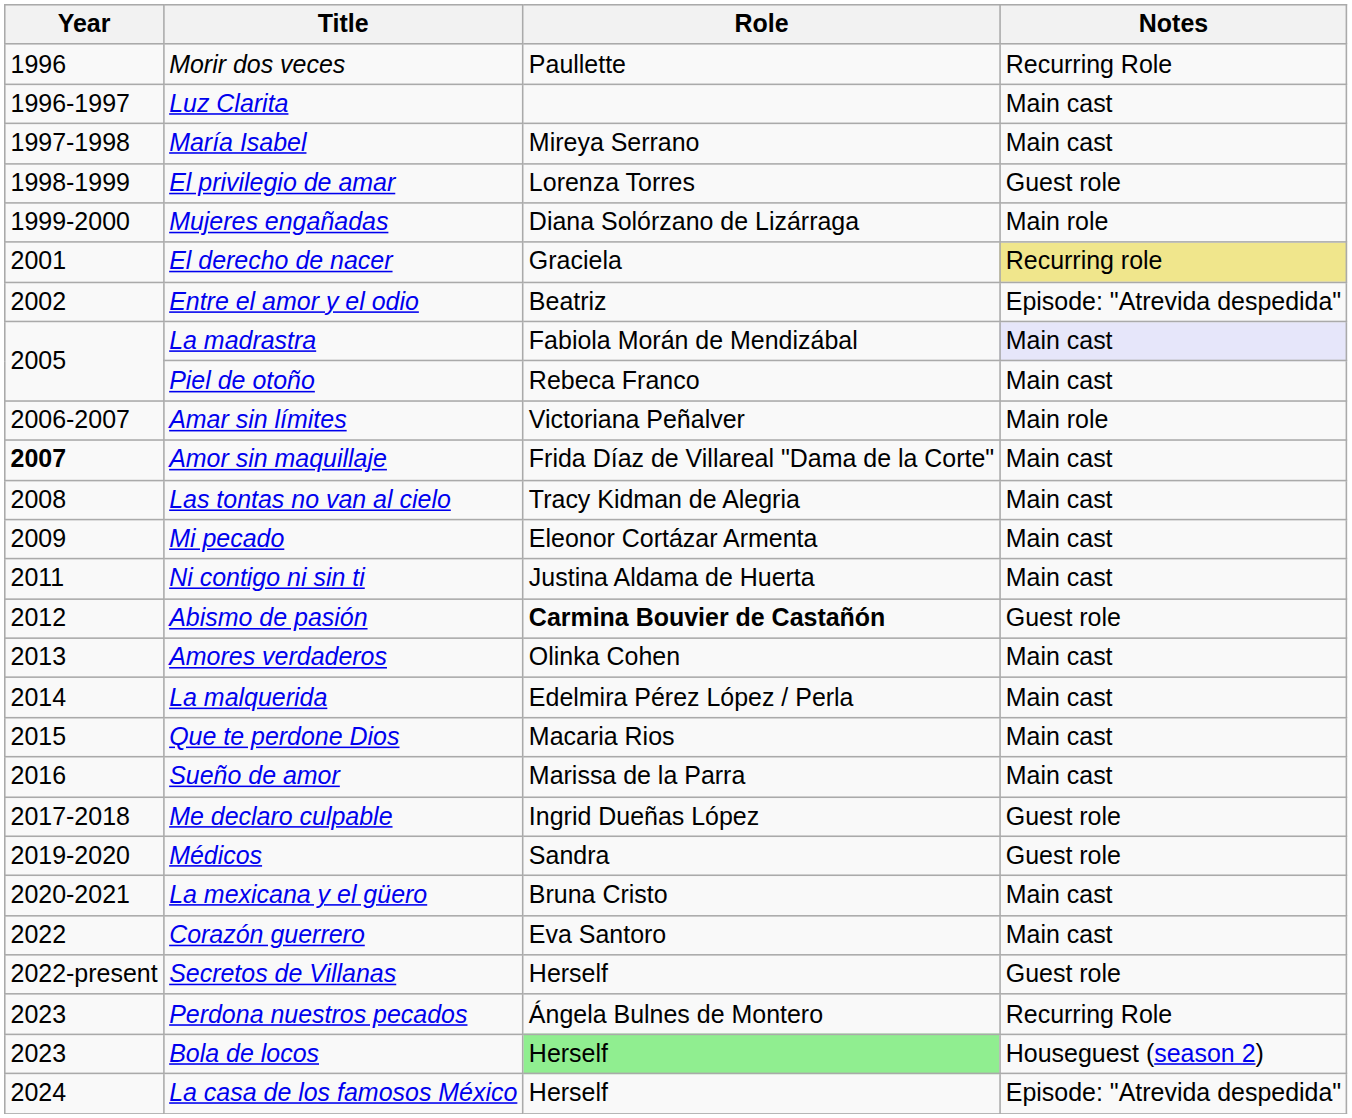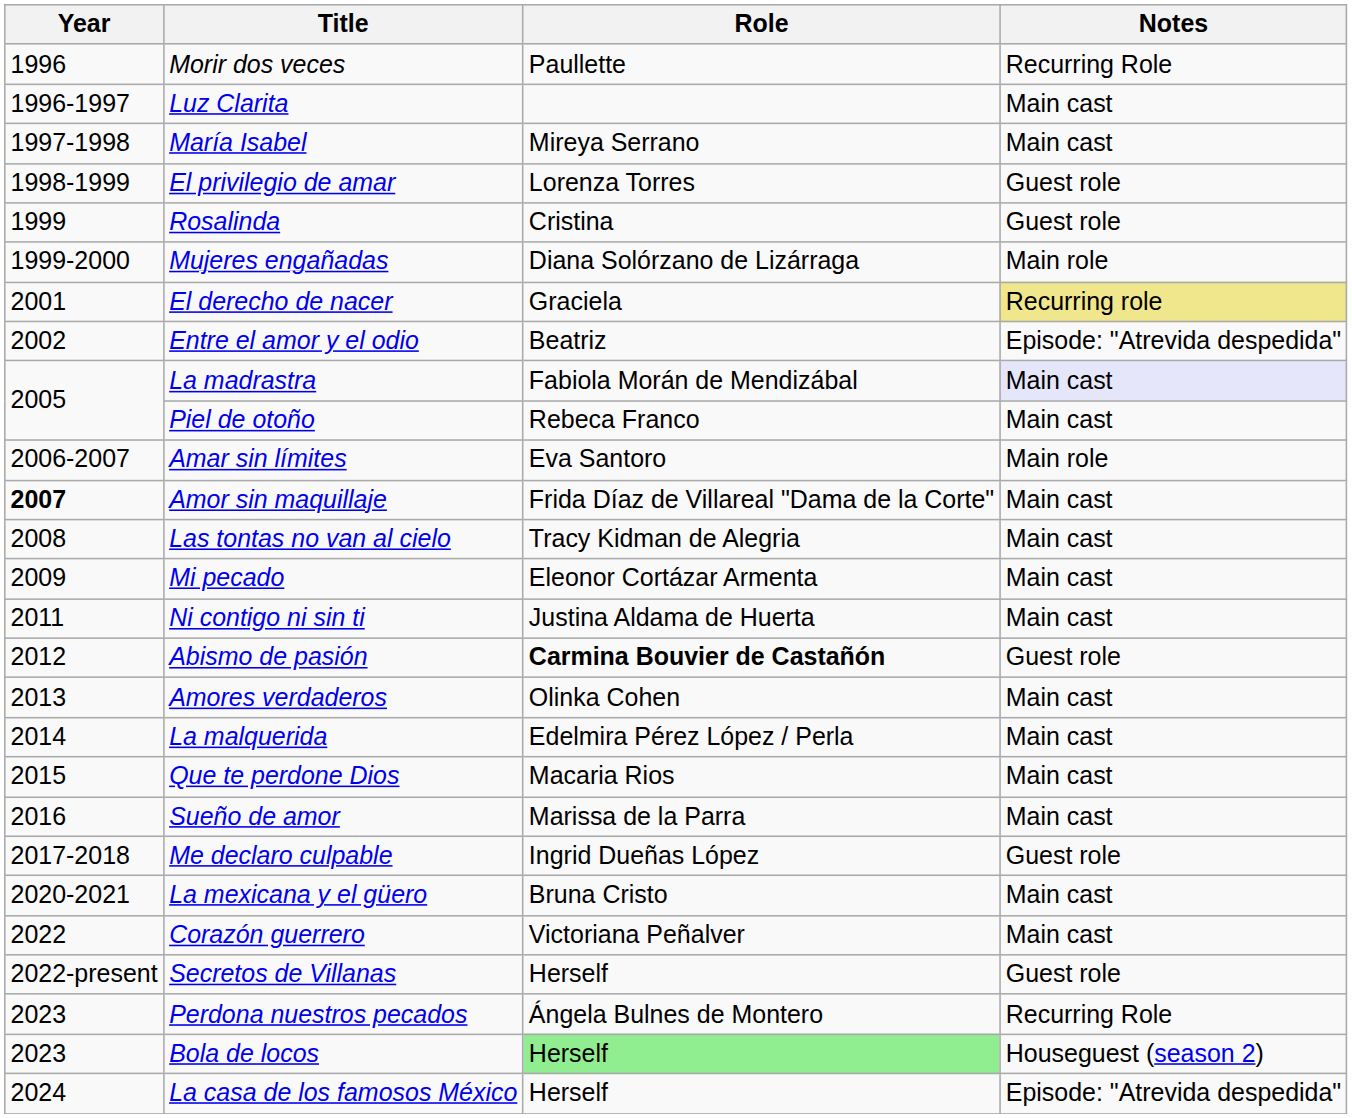+ row: (225, 222)
(637, 420) Victoriana Peñalver -> (598, 459) Eva Santoro
- row: (216, 855)
(598, 934) Eva Santoro -> (637, 934) Victoriana Peñalver
